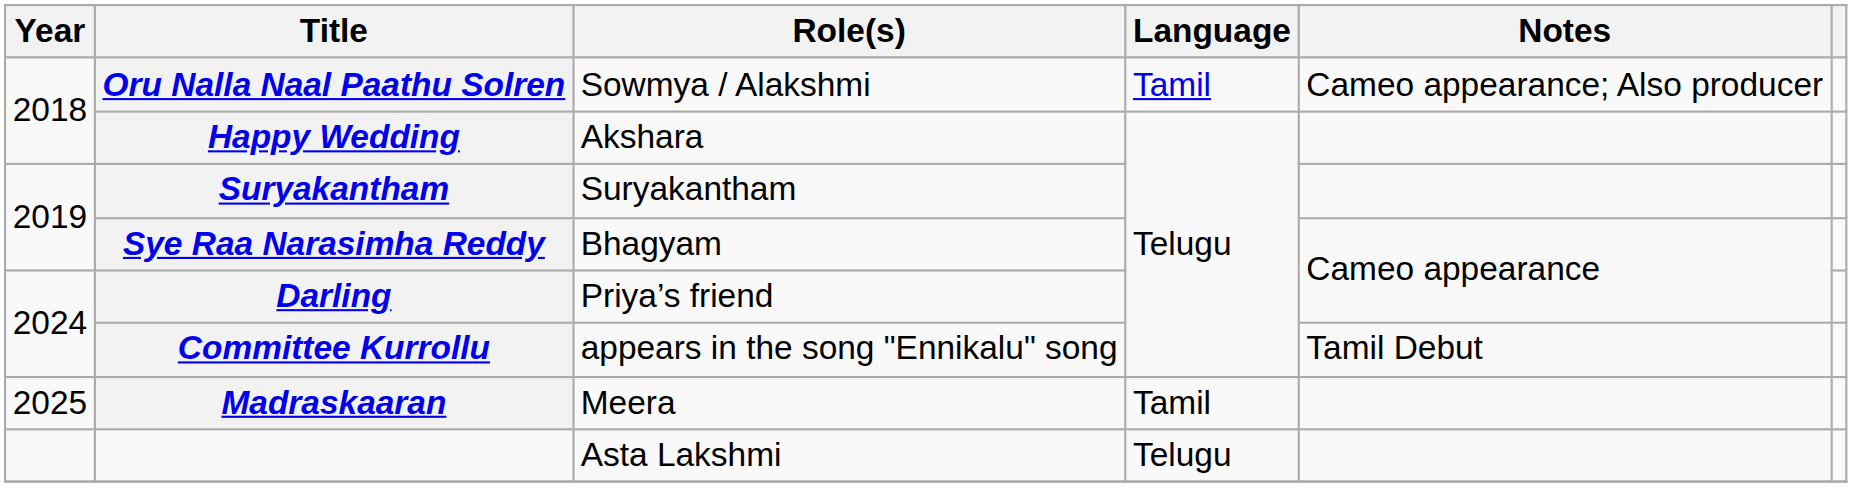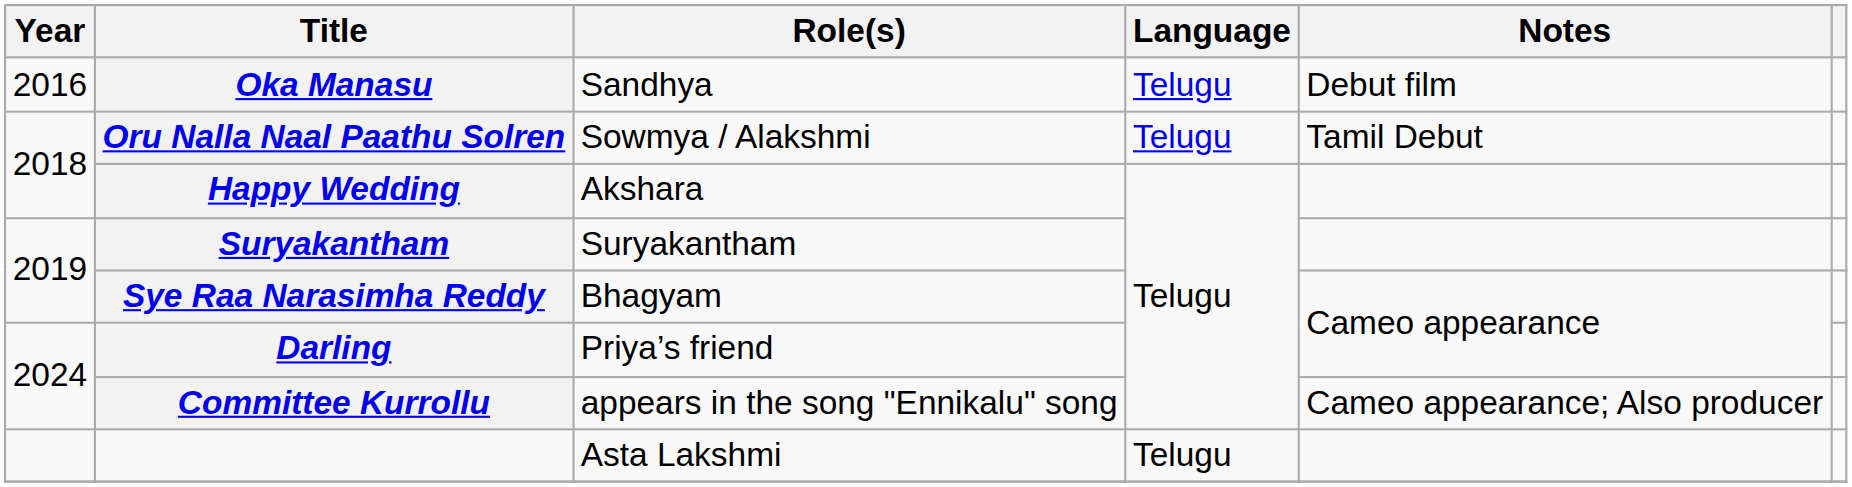+ row: (334, 84)
(1172, 84) Tamil -> (1182, 137) Telugu
(1565, 84) Cameo appearance; Also producer -> (1395, 137) Tamil Debut
(1395, 349) Tamil Debut -> (1565, 402) Cameo appearance; Also producer
- row: (334, 402)
